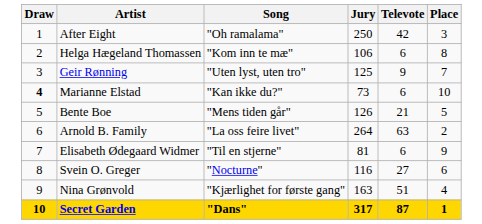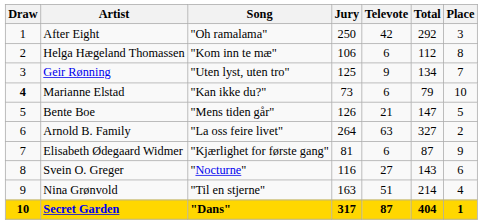+ column: (427, 14)
(244, 151) "Til en stjerne" -> (260, 151) "Kjærlighet for første gang"
(276, 190) "Kjærlighet for første gang" -> (228, 190) "Til en stjerne"
